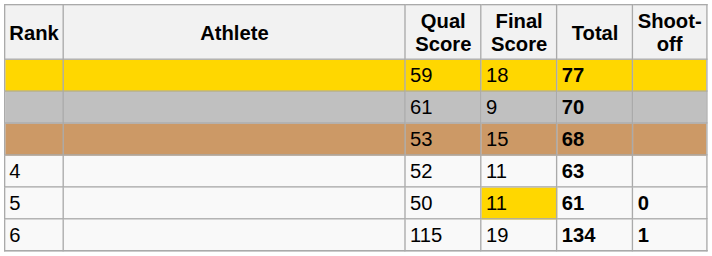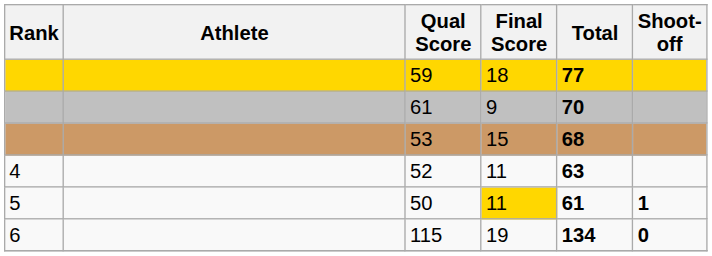(643, 203) 0 -> (643, 203) 1
(643, 235) 1 -> (643, 235) 0
